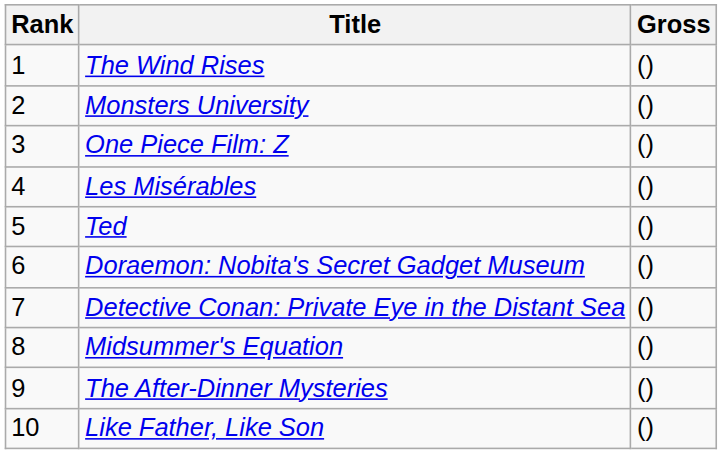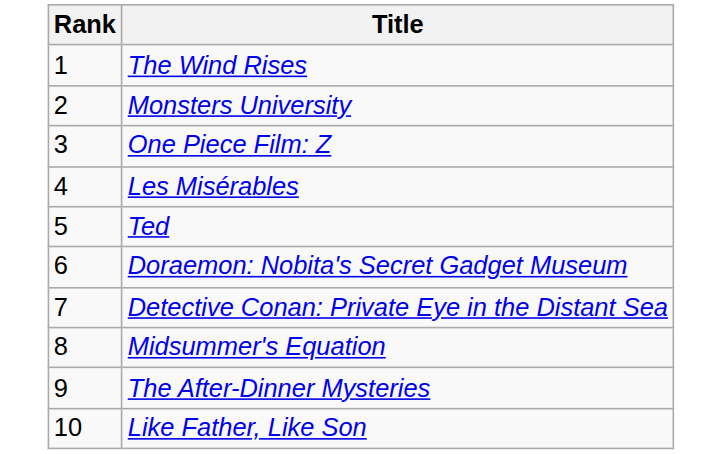- column: (674, 24)
